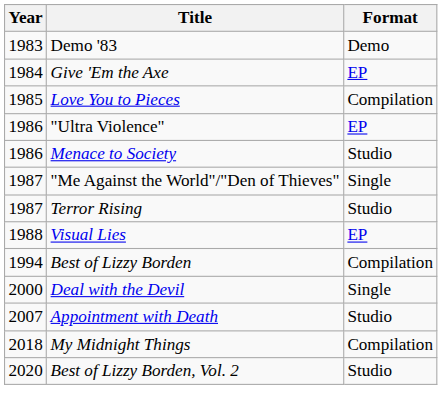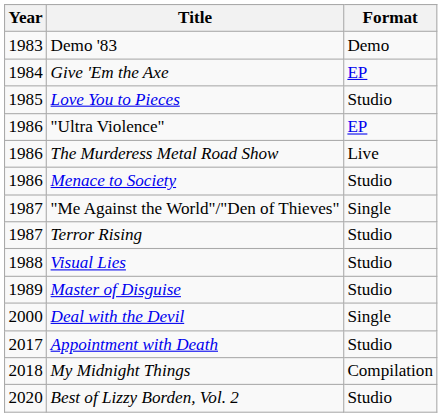(390, 99) Compilation -> (370, 99) Studio
+ row: (165, 153)
(357, 235) EP -> (370, 262) Studio
+ row: (116, 289)
- row: (121, 262)
(26, 316) 2007 -> (26, 343) 2017
